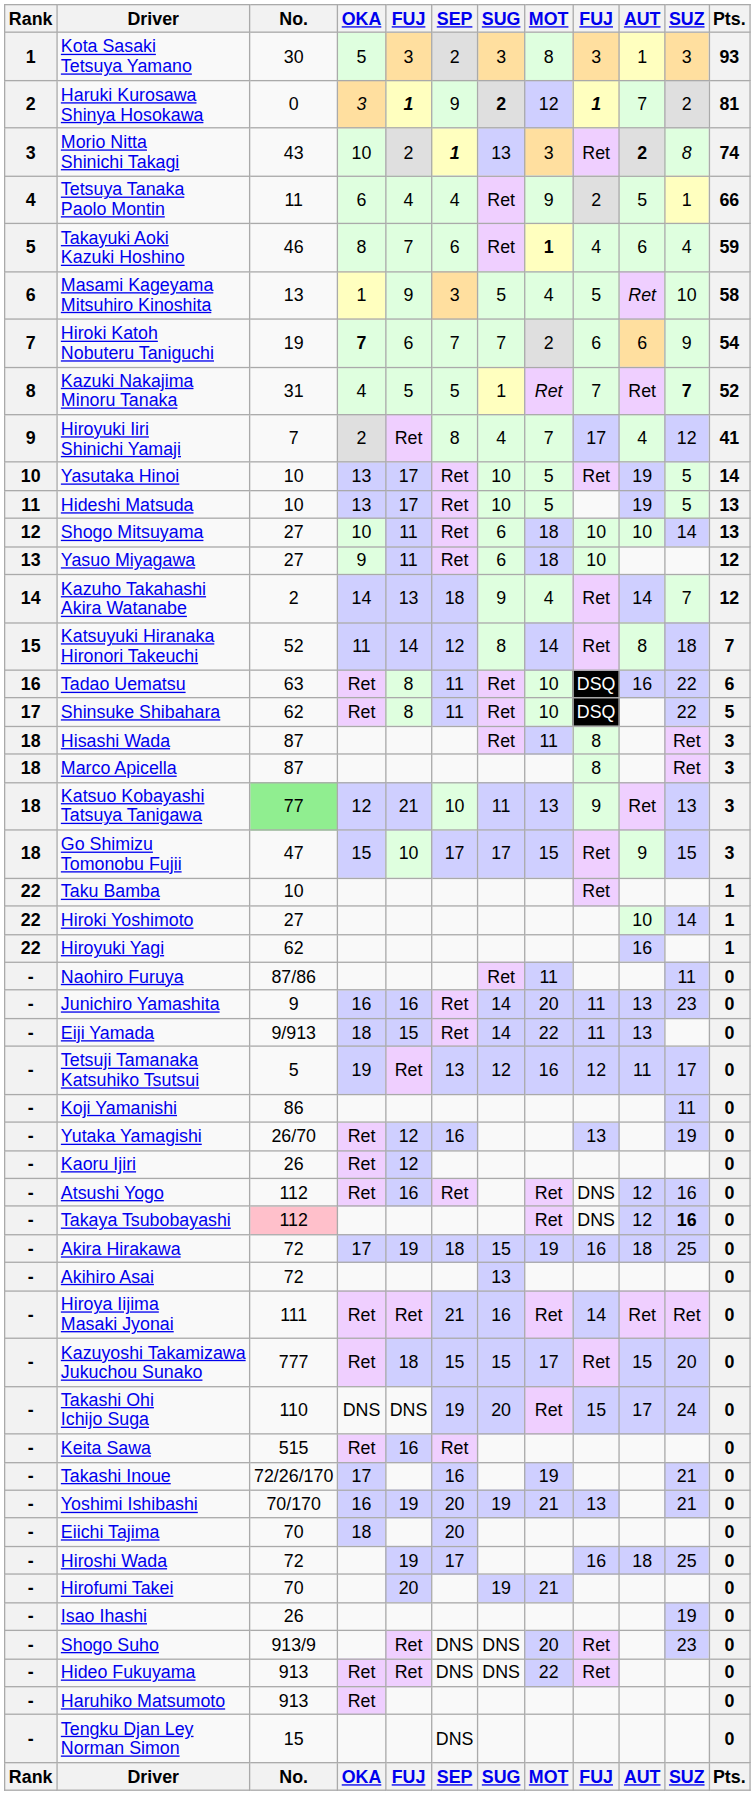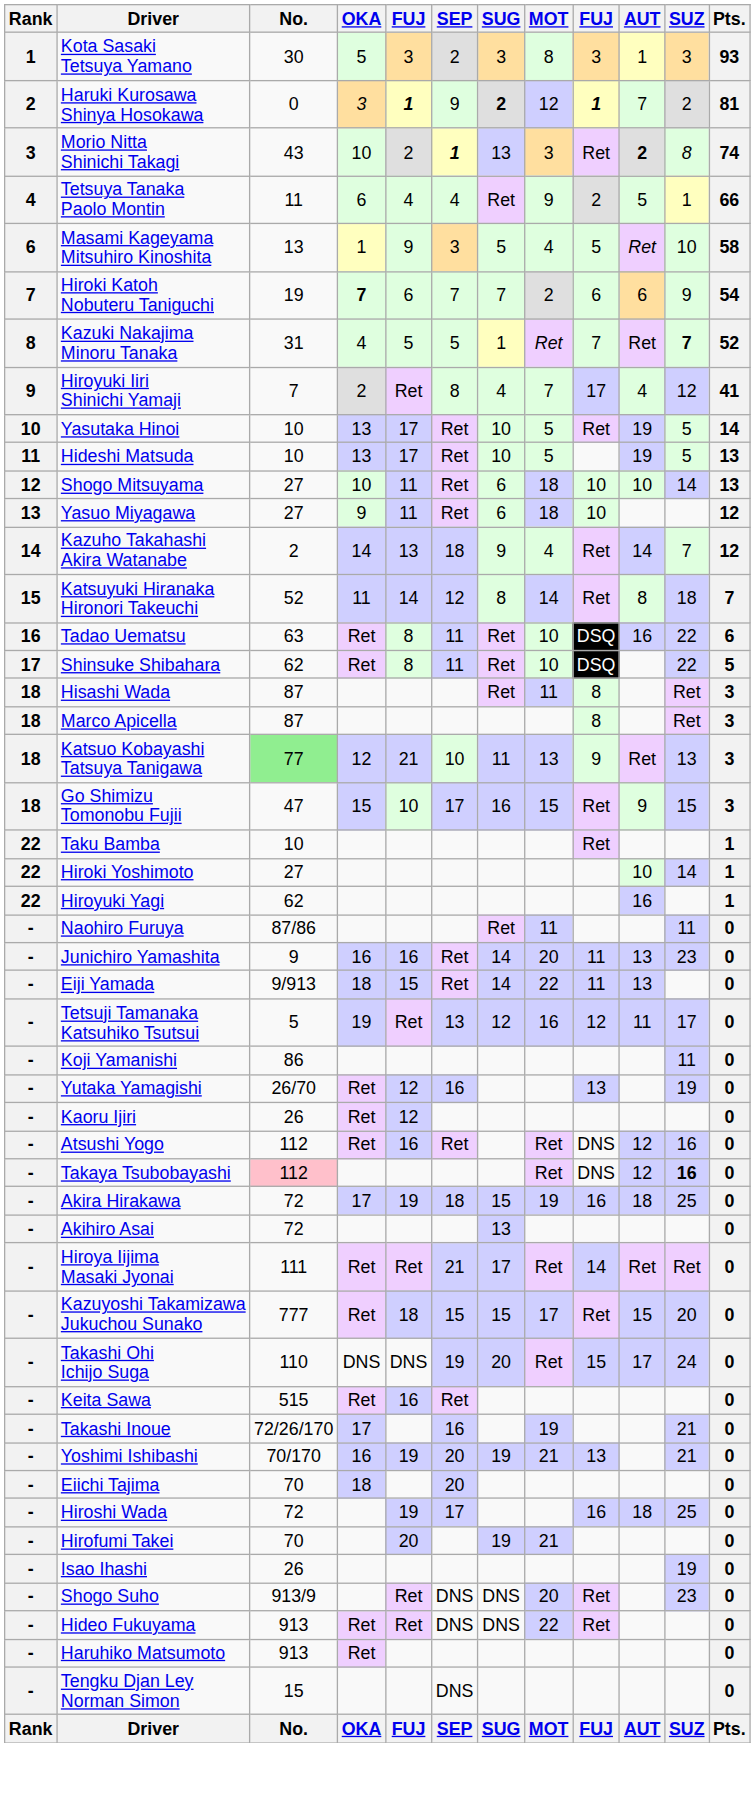- row: (123, 247)
(501, 854) 17 -> (501, 806) 16
(501, 1314) 16 -> (501, 1266) 17
